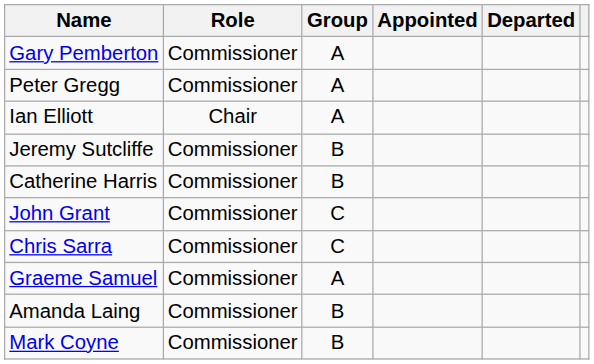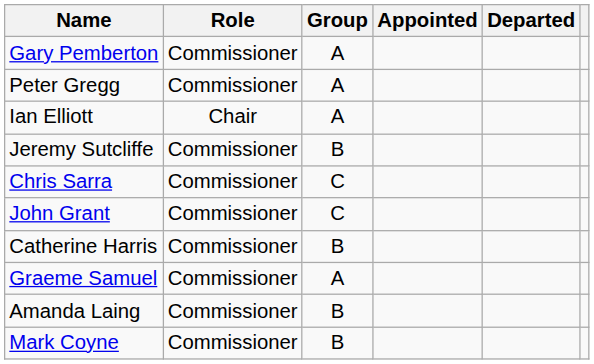rows swapped: (83, 181) <-> (61, 246)
